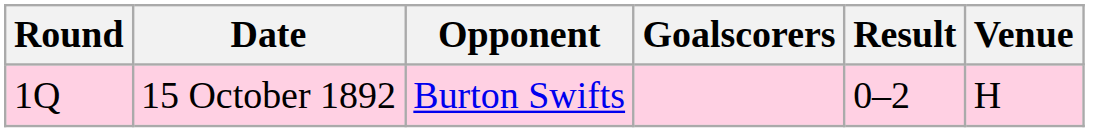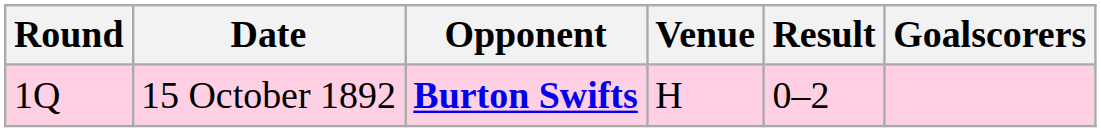columns swapped: (1024, 34) <-> (739, 34)
(519, 94) normal -> (526, 94) bold
